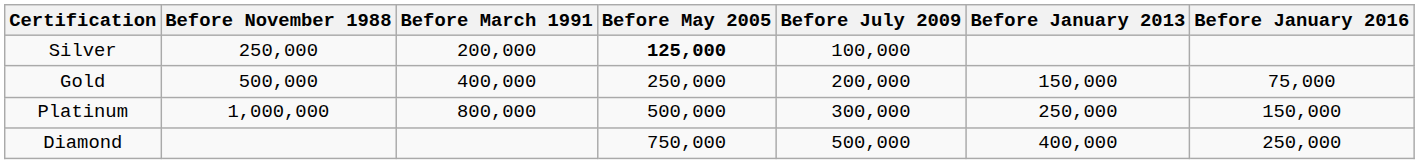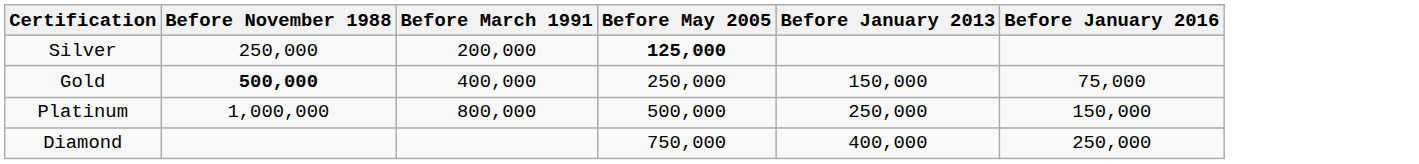- column: (871, 20)
(278, 82) normal -> (278, 82) bold
